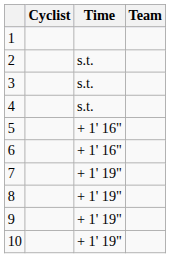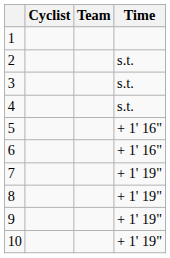columns swapped: (145, 15) <-> (99, 15)
